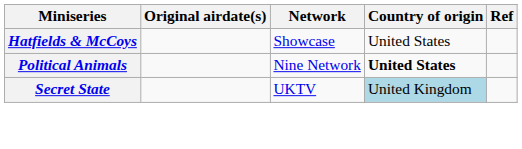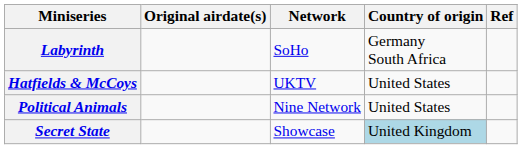+ row: (72, 49)
(304, 41) Showcase -> (295, 82) UKTV
(412, 65) bold -> (409, 107) normal
(295, 89) UKTV -> (304, 131) Showcase
